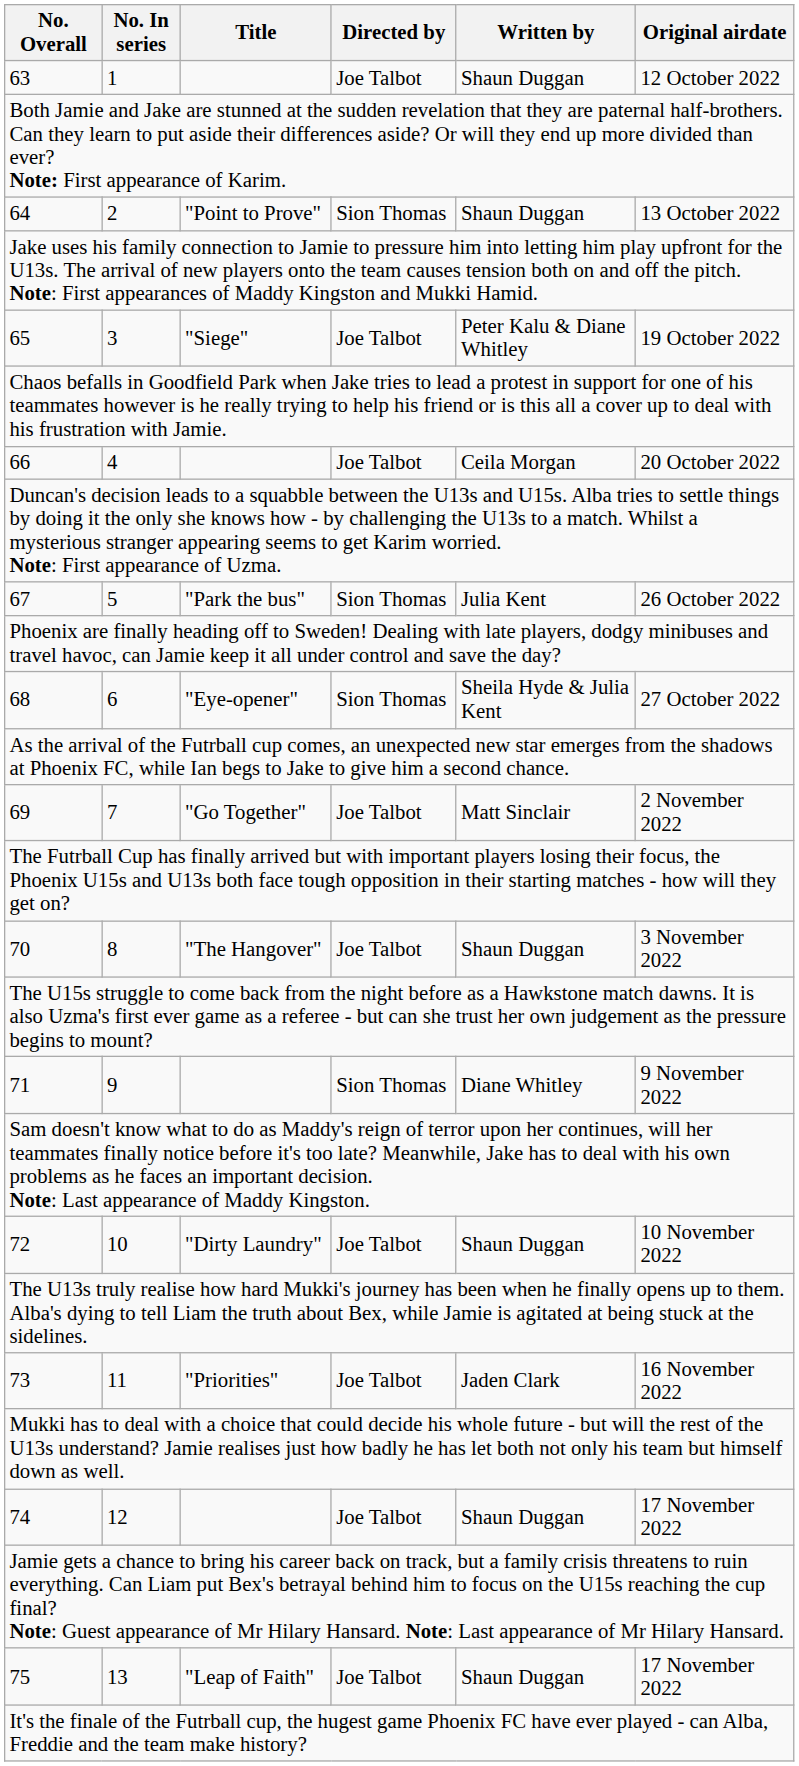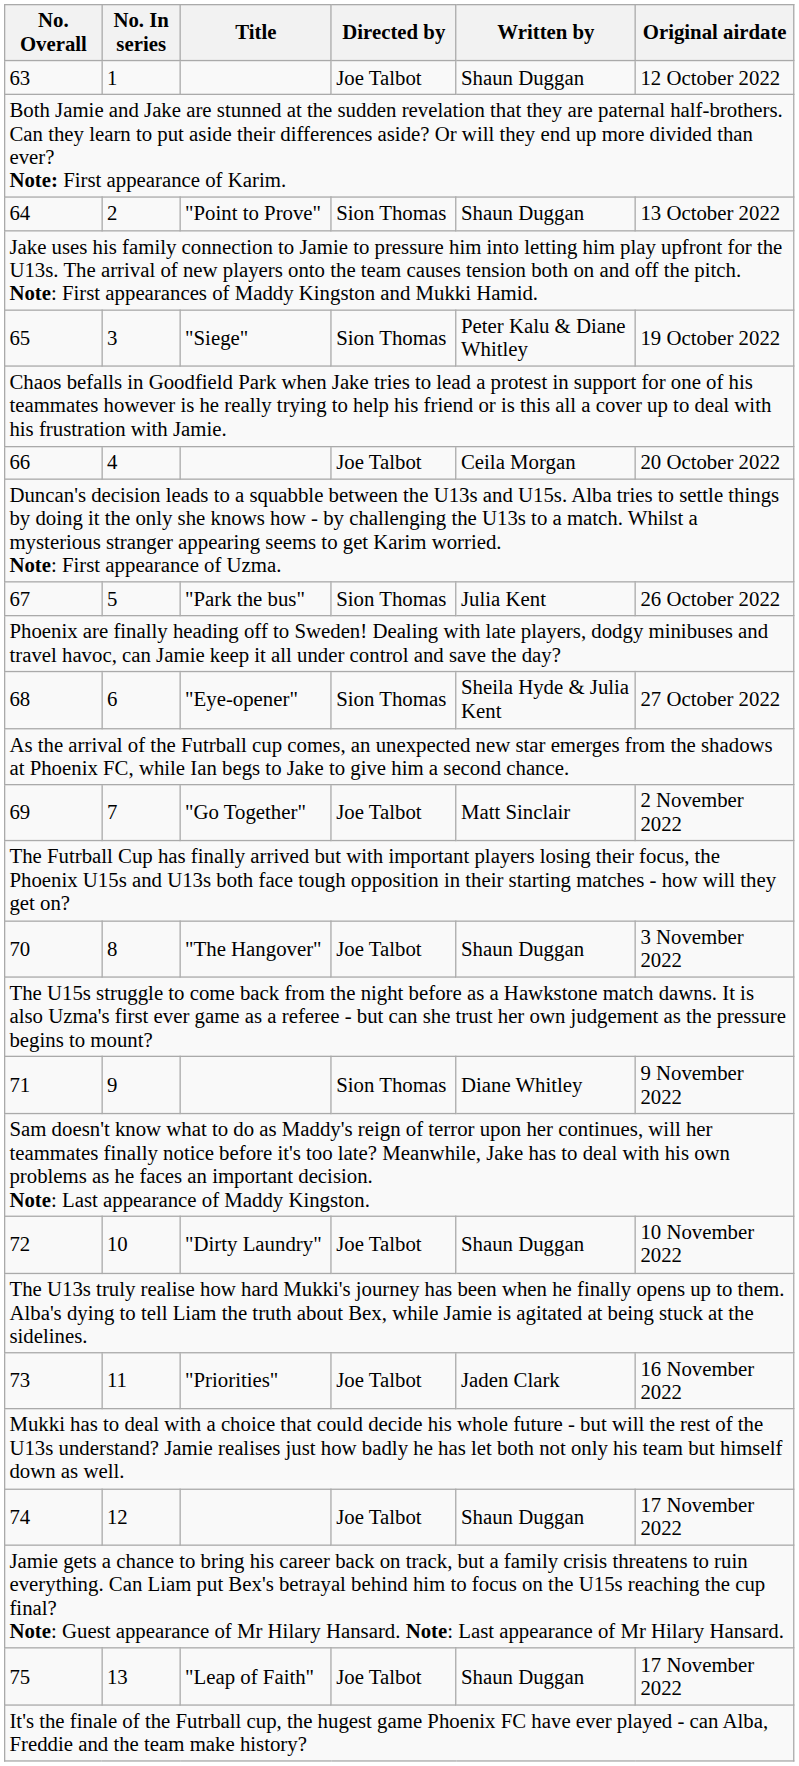(379, 338) Joe Talbot -> (391, 338) Sion Thomas
